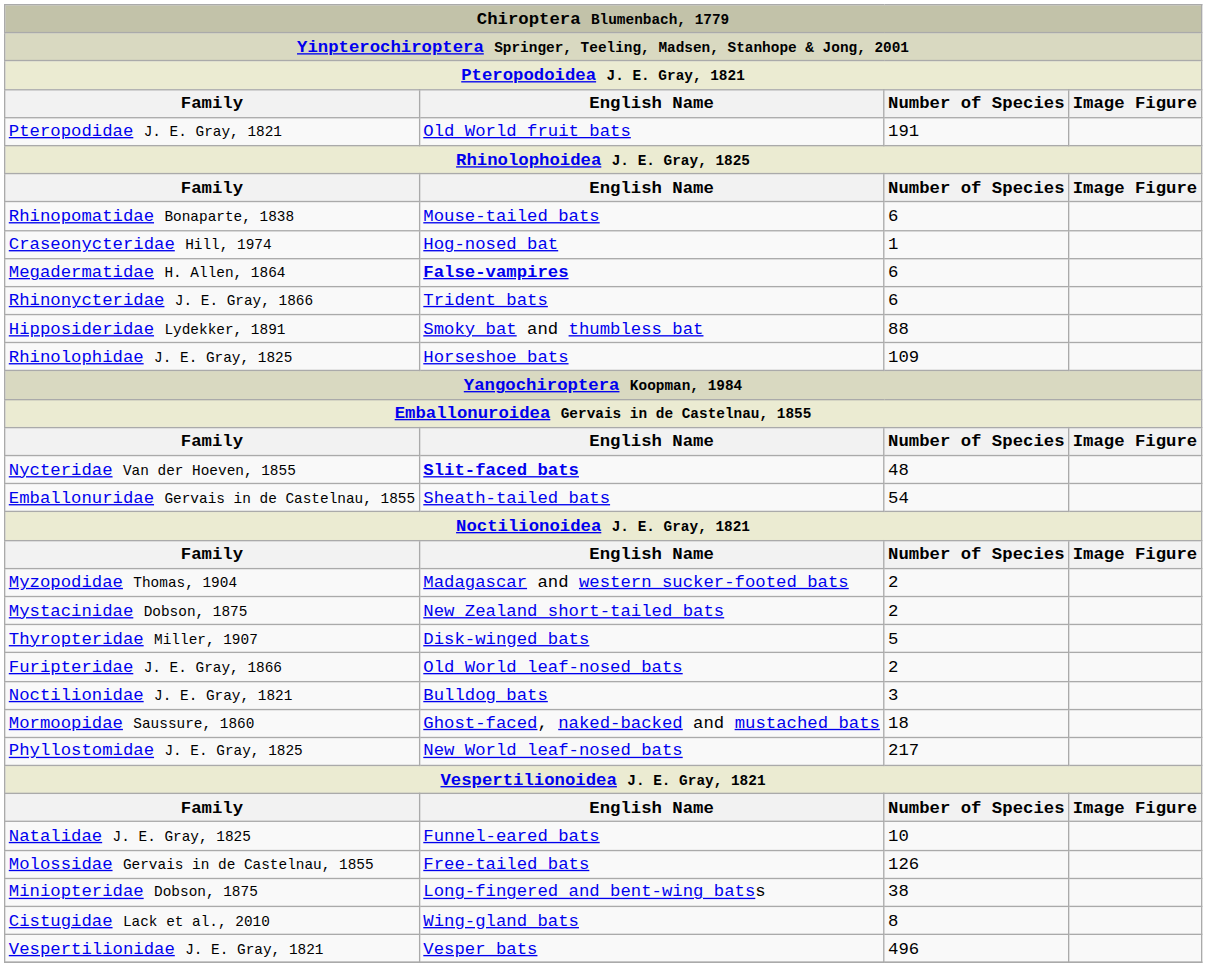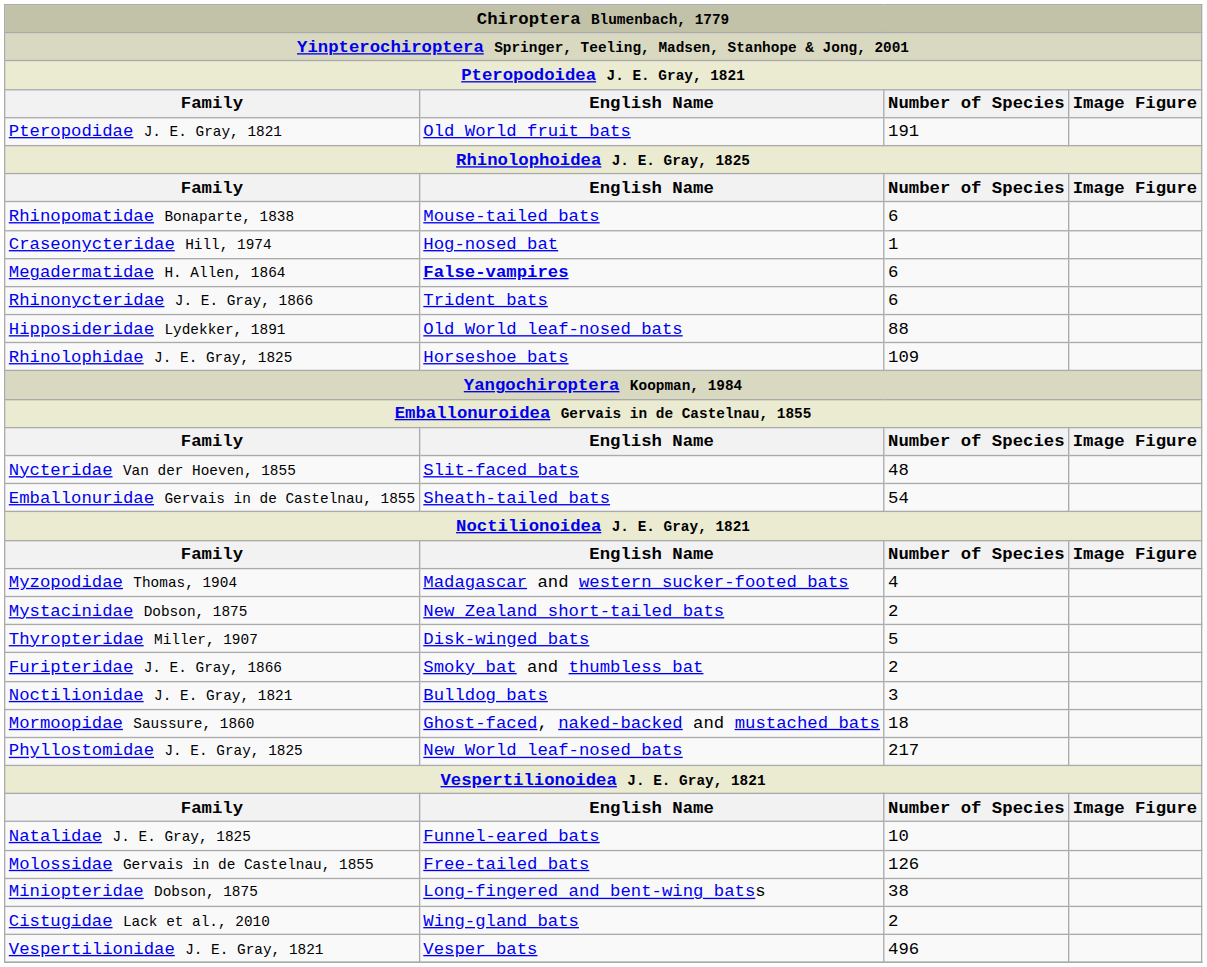(563, 329) Smoky bat and thumbless bat -> (553, 329) Old World leaf-nosed bats
(501, 470) bold -> (501, 470) normal
(893, 582) 2 -> (893, 582) 4
(553, 667) Old World leaf-nosed bats -> (563, 667) Smoky bat and thumbless bat
(893, 920) 8 -> (893, 920) 2
